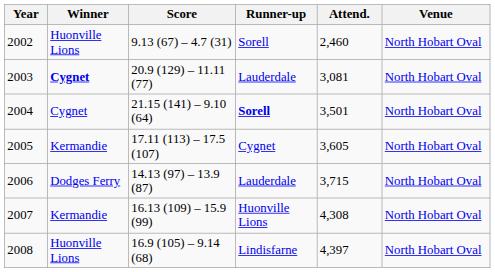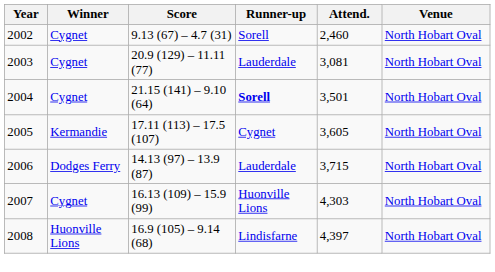(76, 42) Huonville Lions -> (69, 34) Cygnet
(70, 76) bold -> (69, 62) normal
(79, 215) Kermandie -> (69, 201) Cygnet
(334, 215) 4,308 -> (334, 201) 4,303
